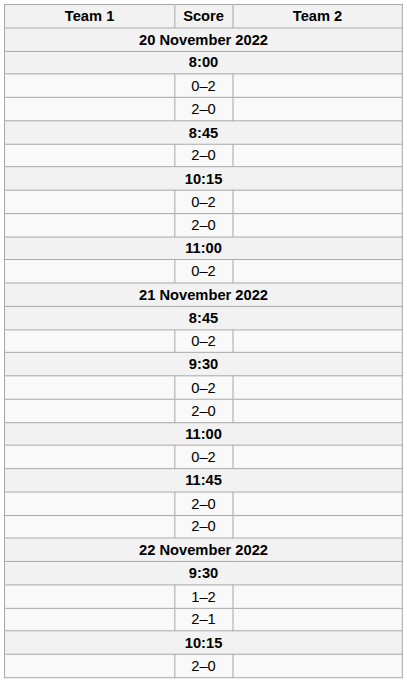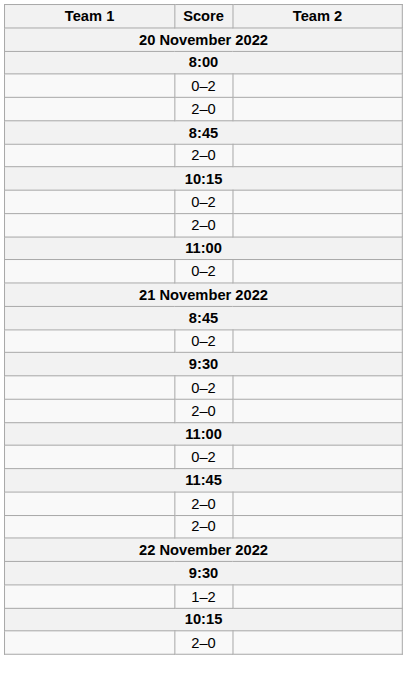- row: (90, 620)
